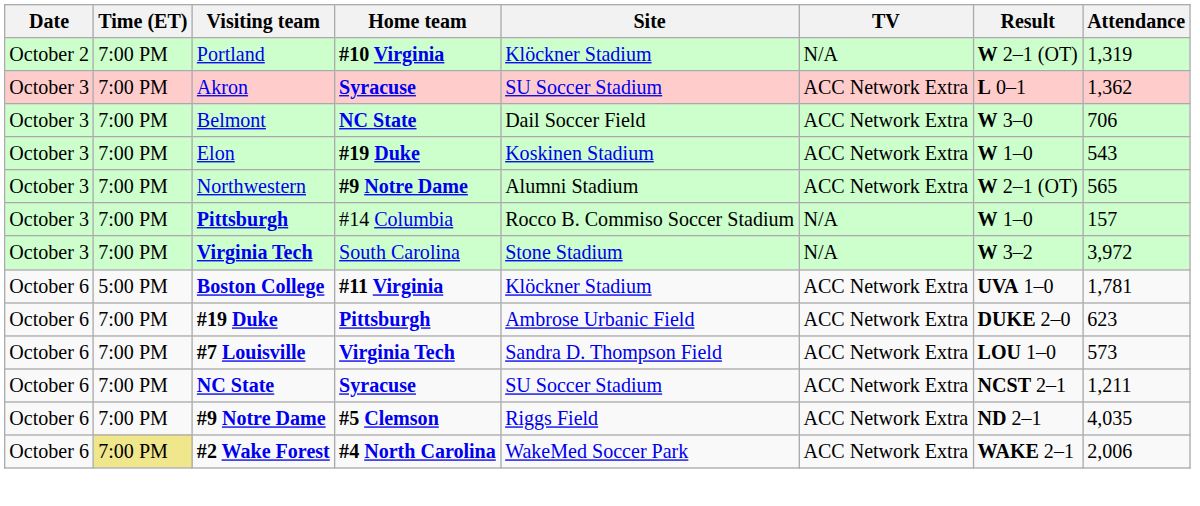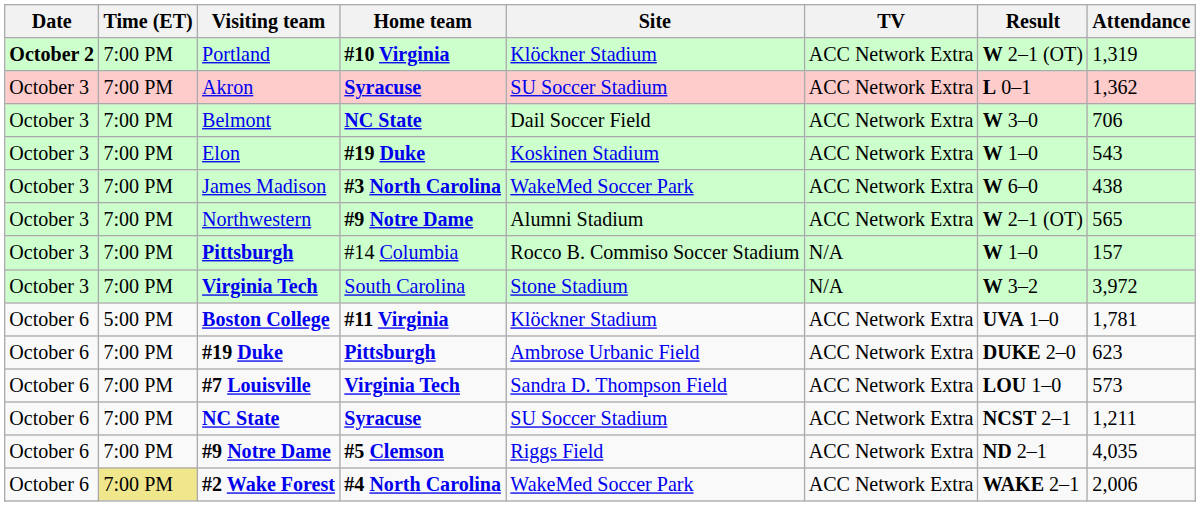(49, 54) normal -> (52, 54) bold
(821, 54) N/A -> (891, 54) ACC Network Extra
+ row: (264, 186)
